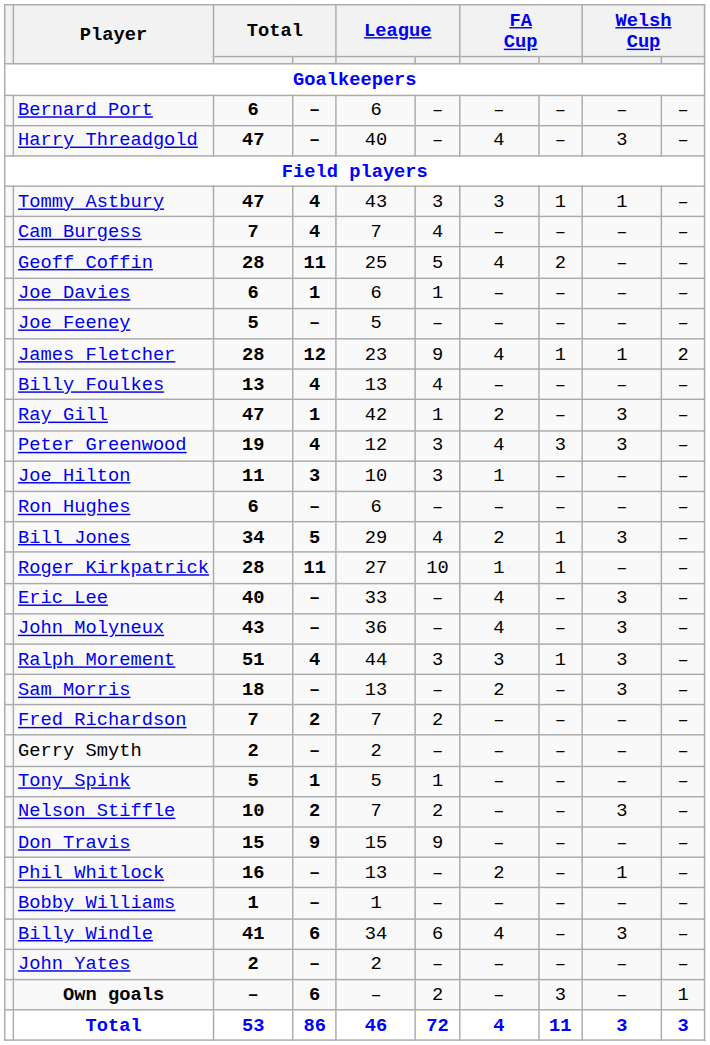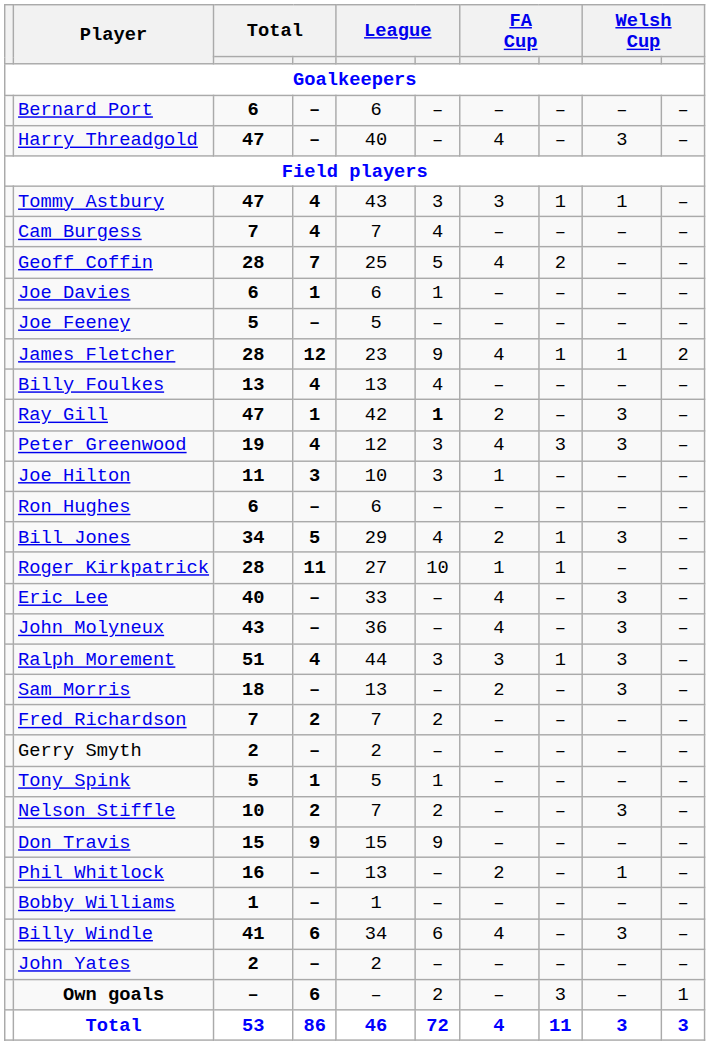(315, 263) 11 -> (315, 263) 7
(438, 415) normal -> (438, 415) bold
